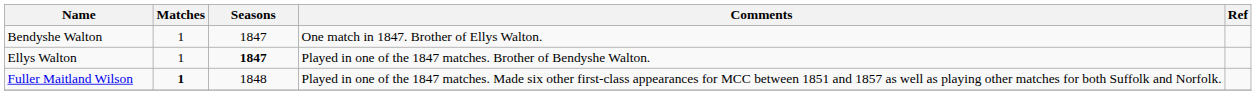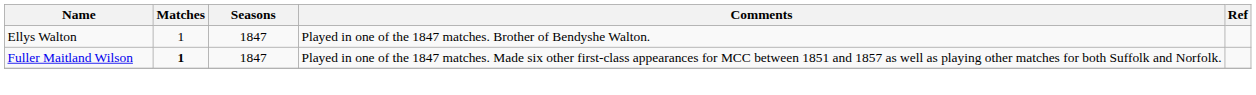- row: (55, 36)
(253, 57) bold -> (253, 36) normal
(253, 79) 1848 -> (253, 57) 1847
